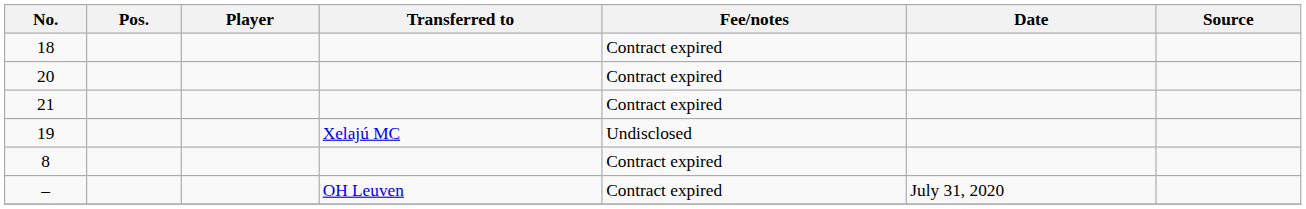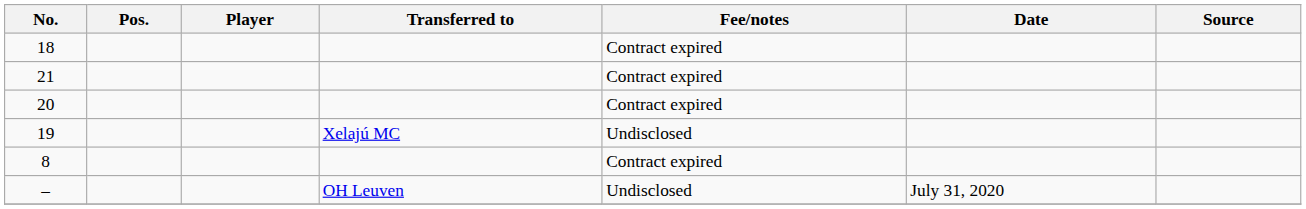rows swapped: (46, 104) <-> (46, 76)
(664, 190) Contract expired -> (649, 190) Undisclosed
